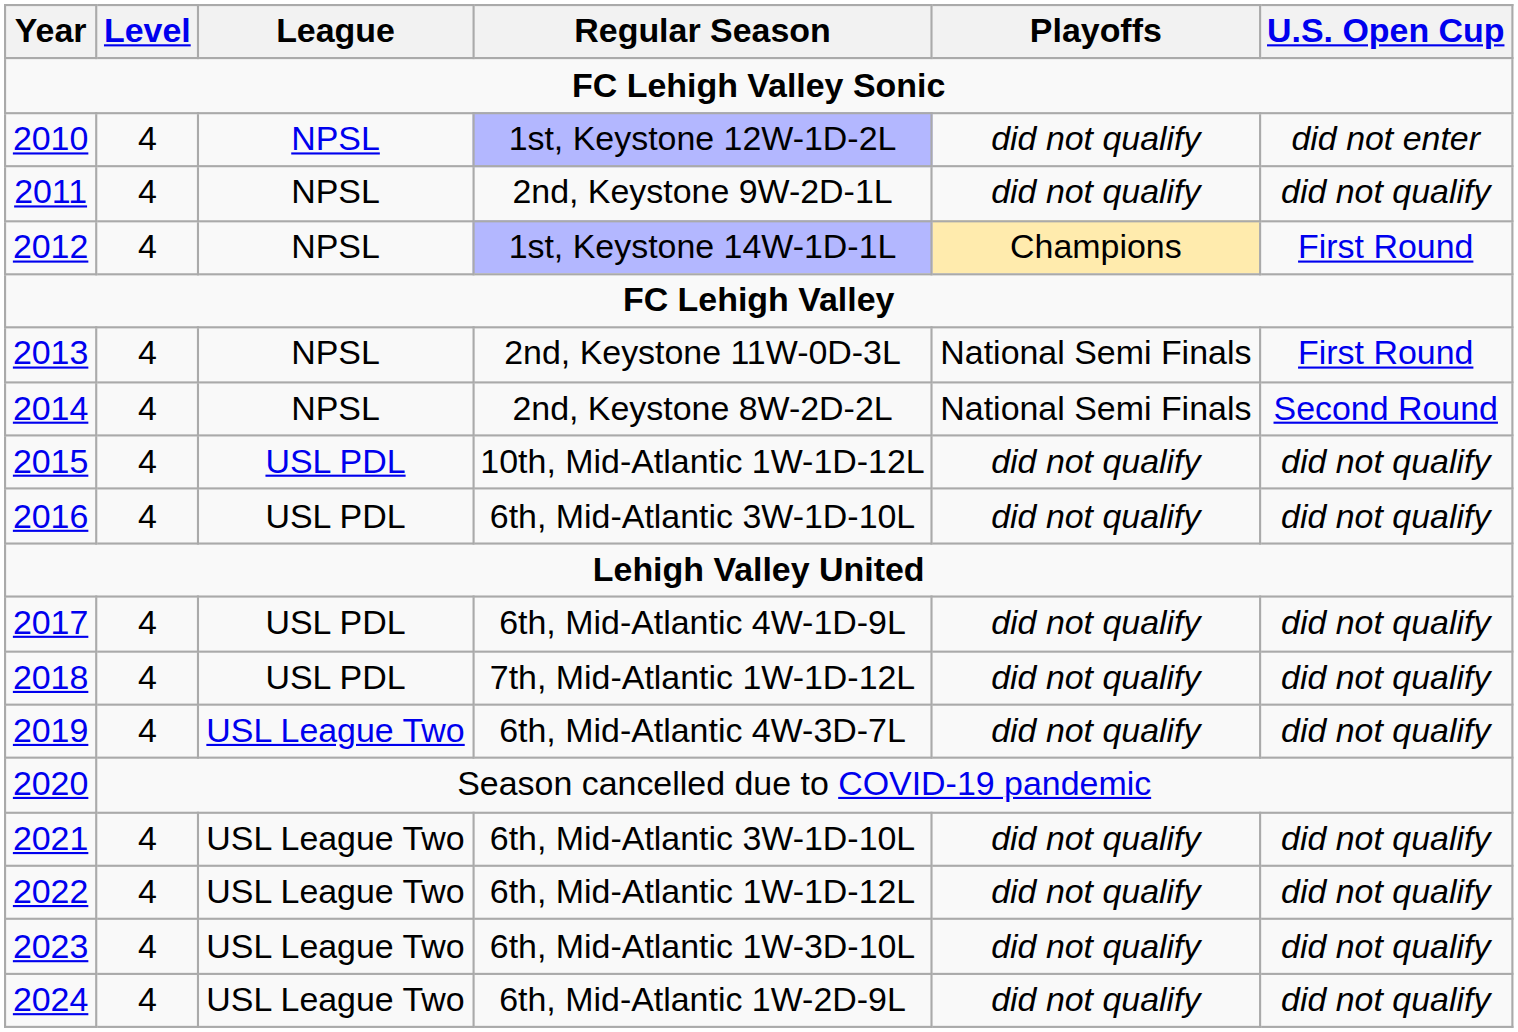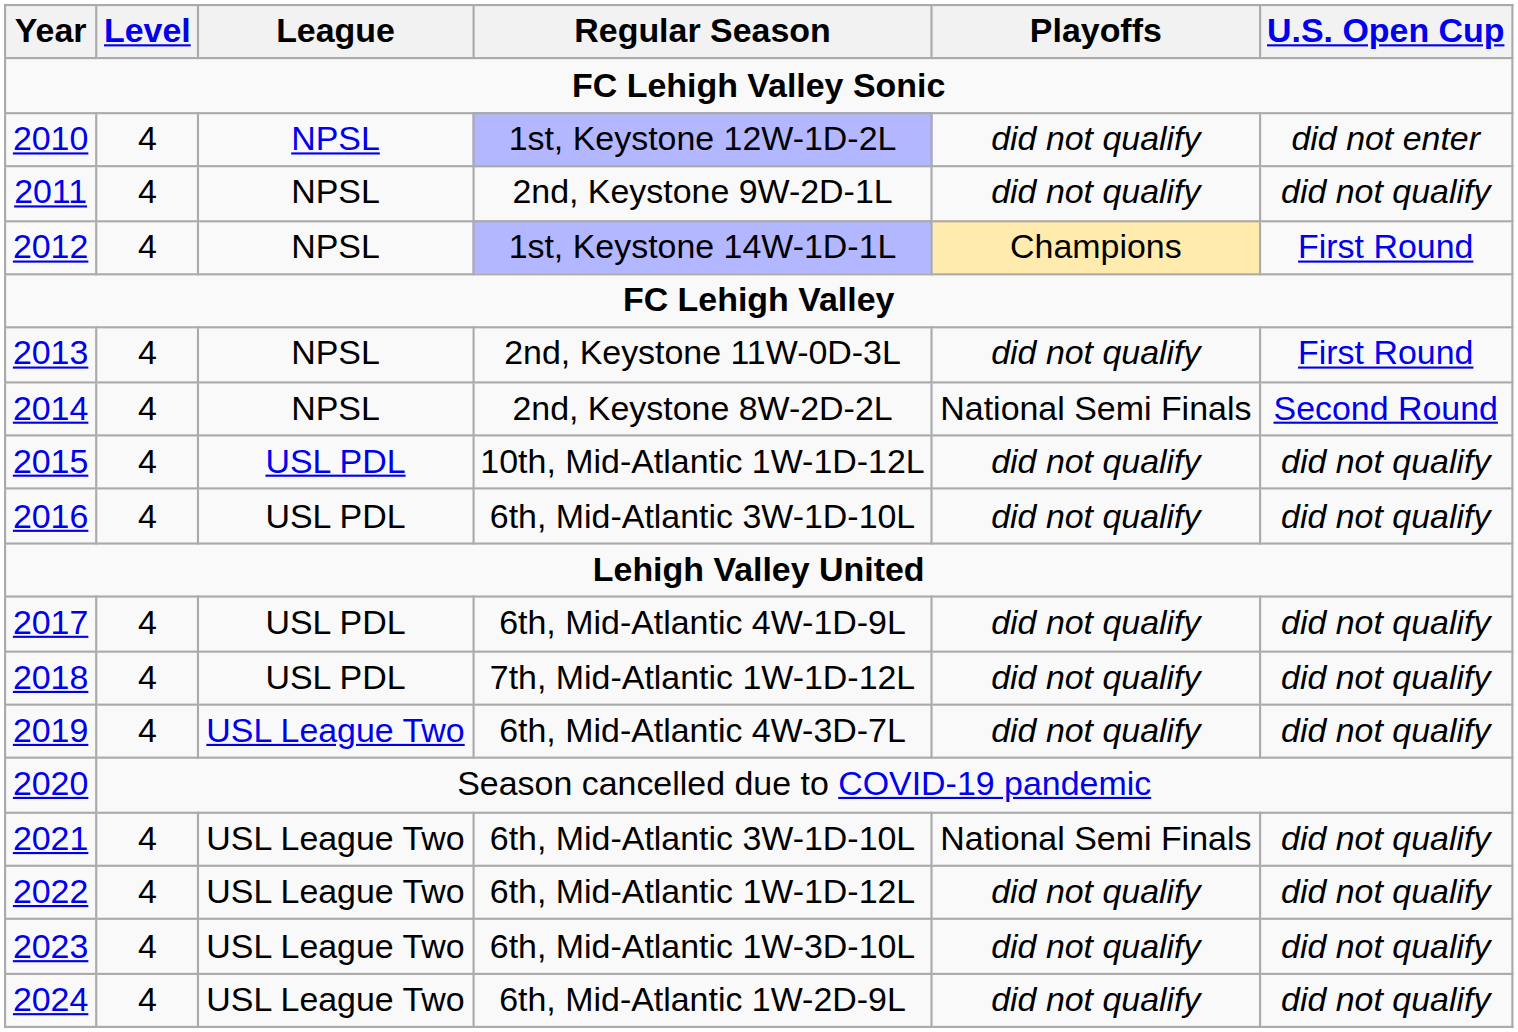(1096, 354) National Semi Finals -> (1096, 354) did not qualify
(1096, 838) did not qualify -> (1096, 838) National Semi Finals
